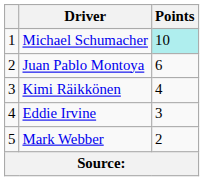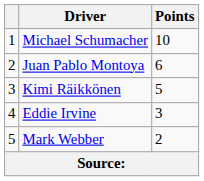(162, 40) paleturquoise background -> (162, 40) no background
(159, 89) 4 -> (159, 89) 5
